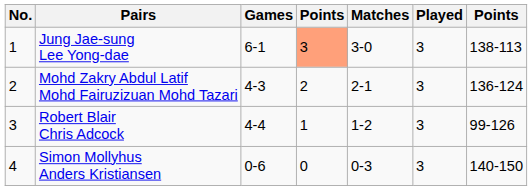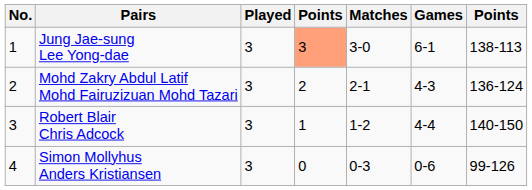columns swapped: (439, 16) <-> (269, 16)
(492, 126) 99-126 -> (496, 126) 140-150
(496, 165) 140-150 -> (492, 165) 99-126
